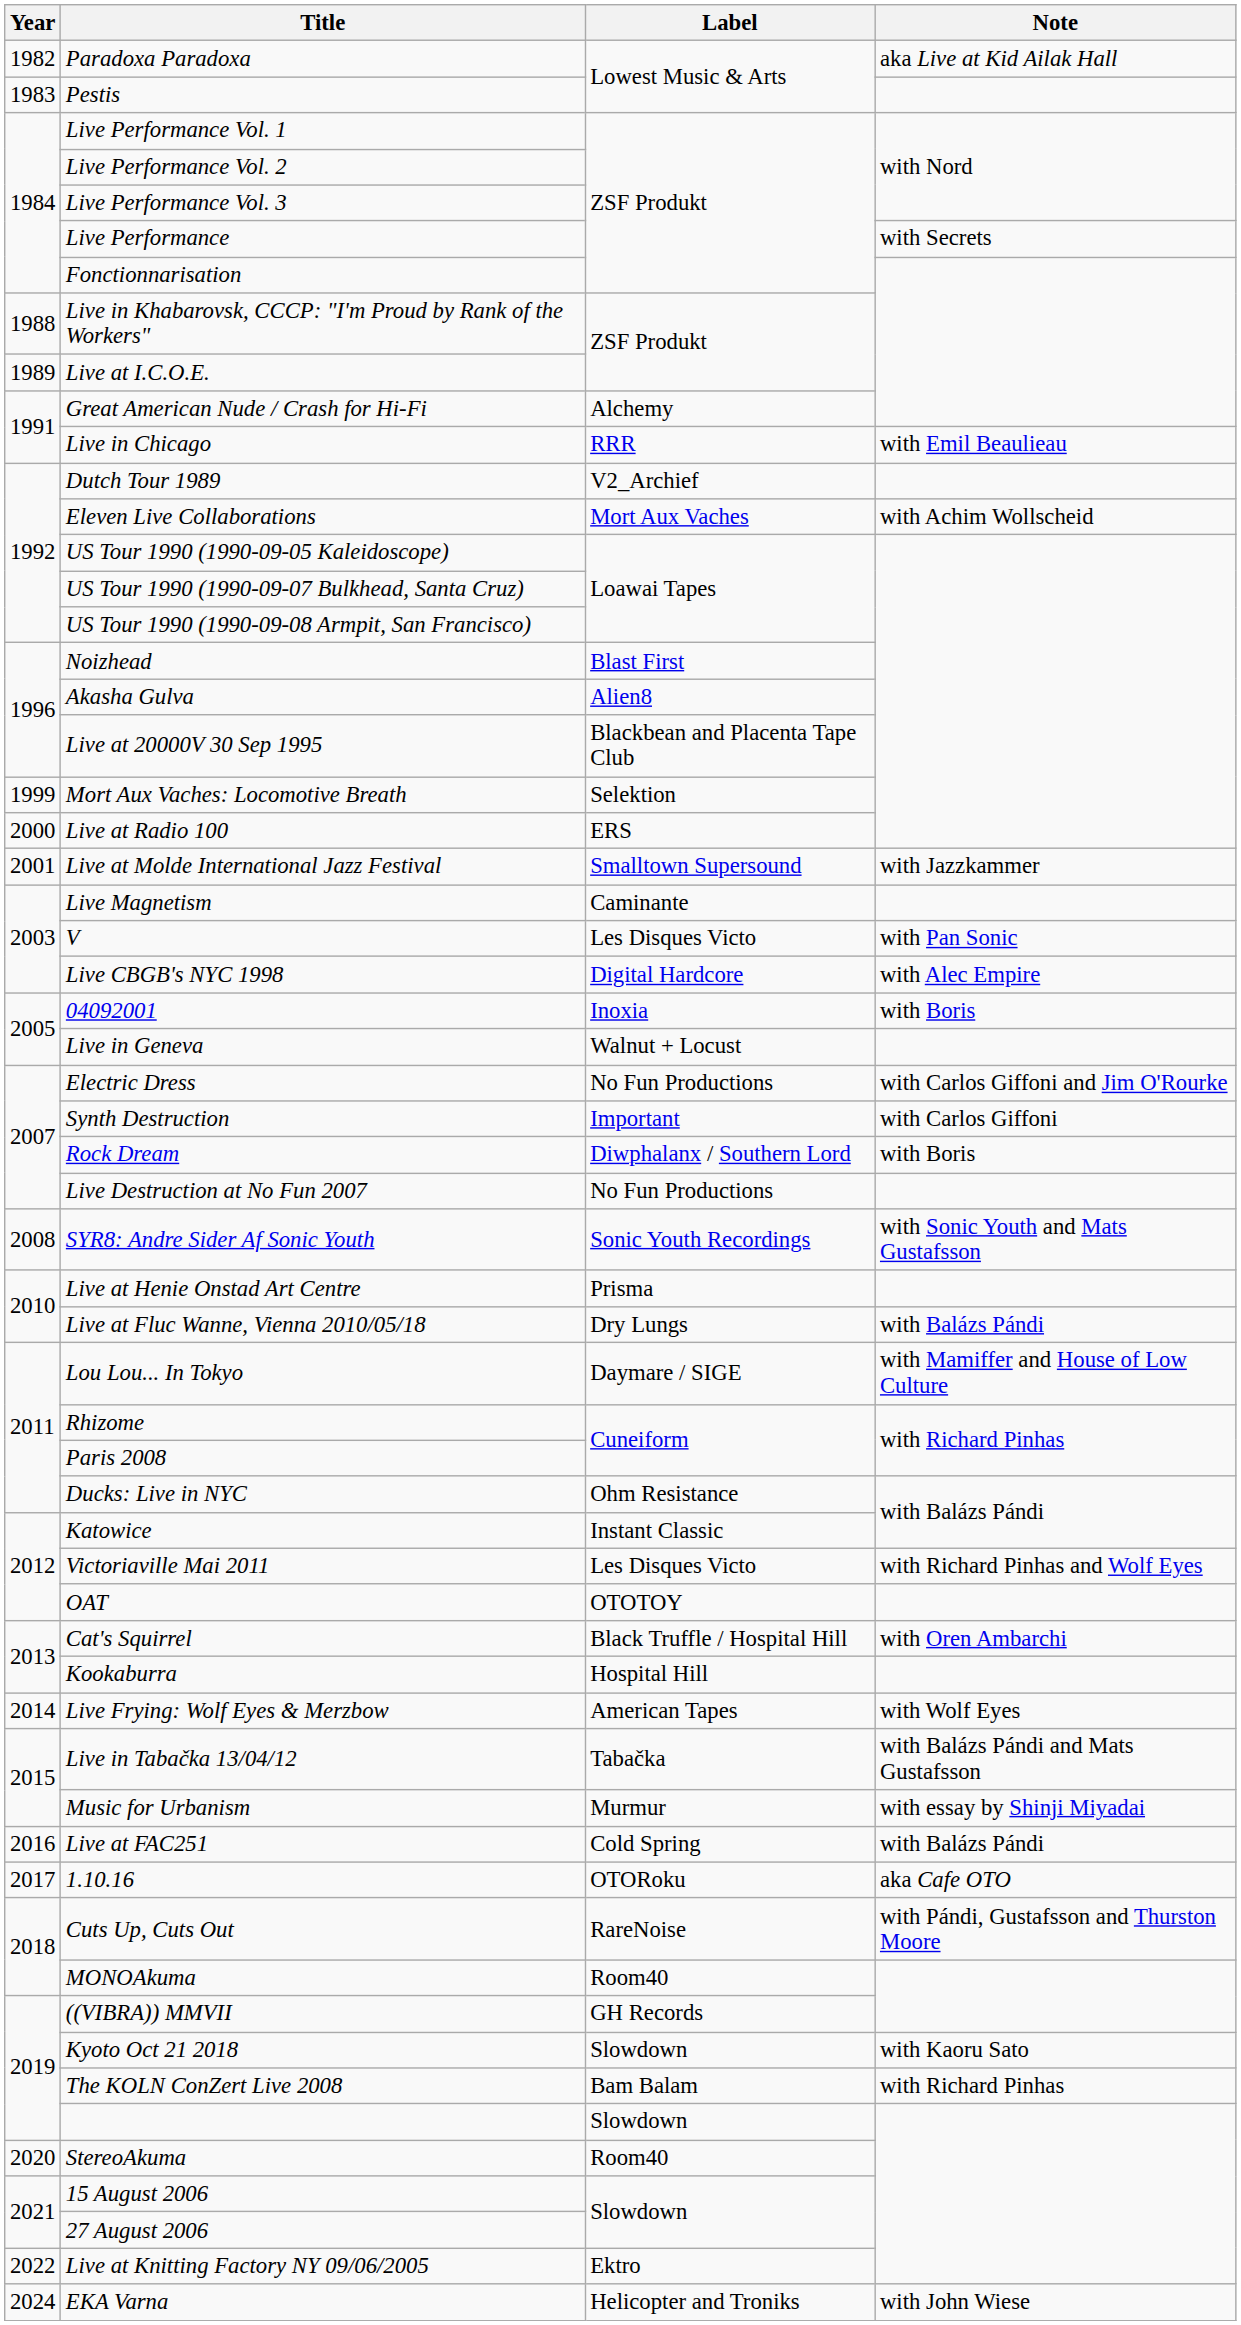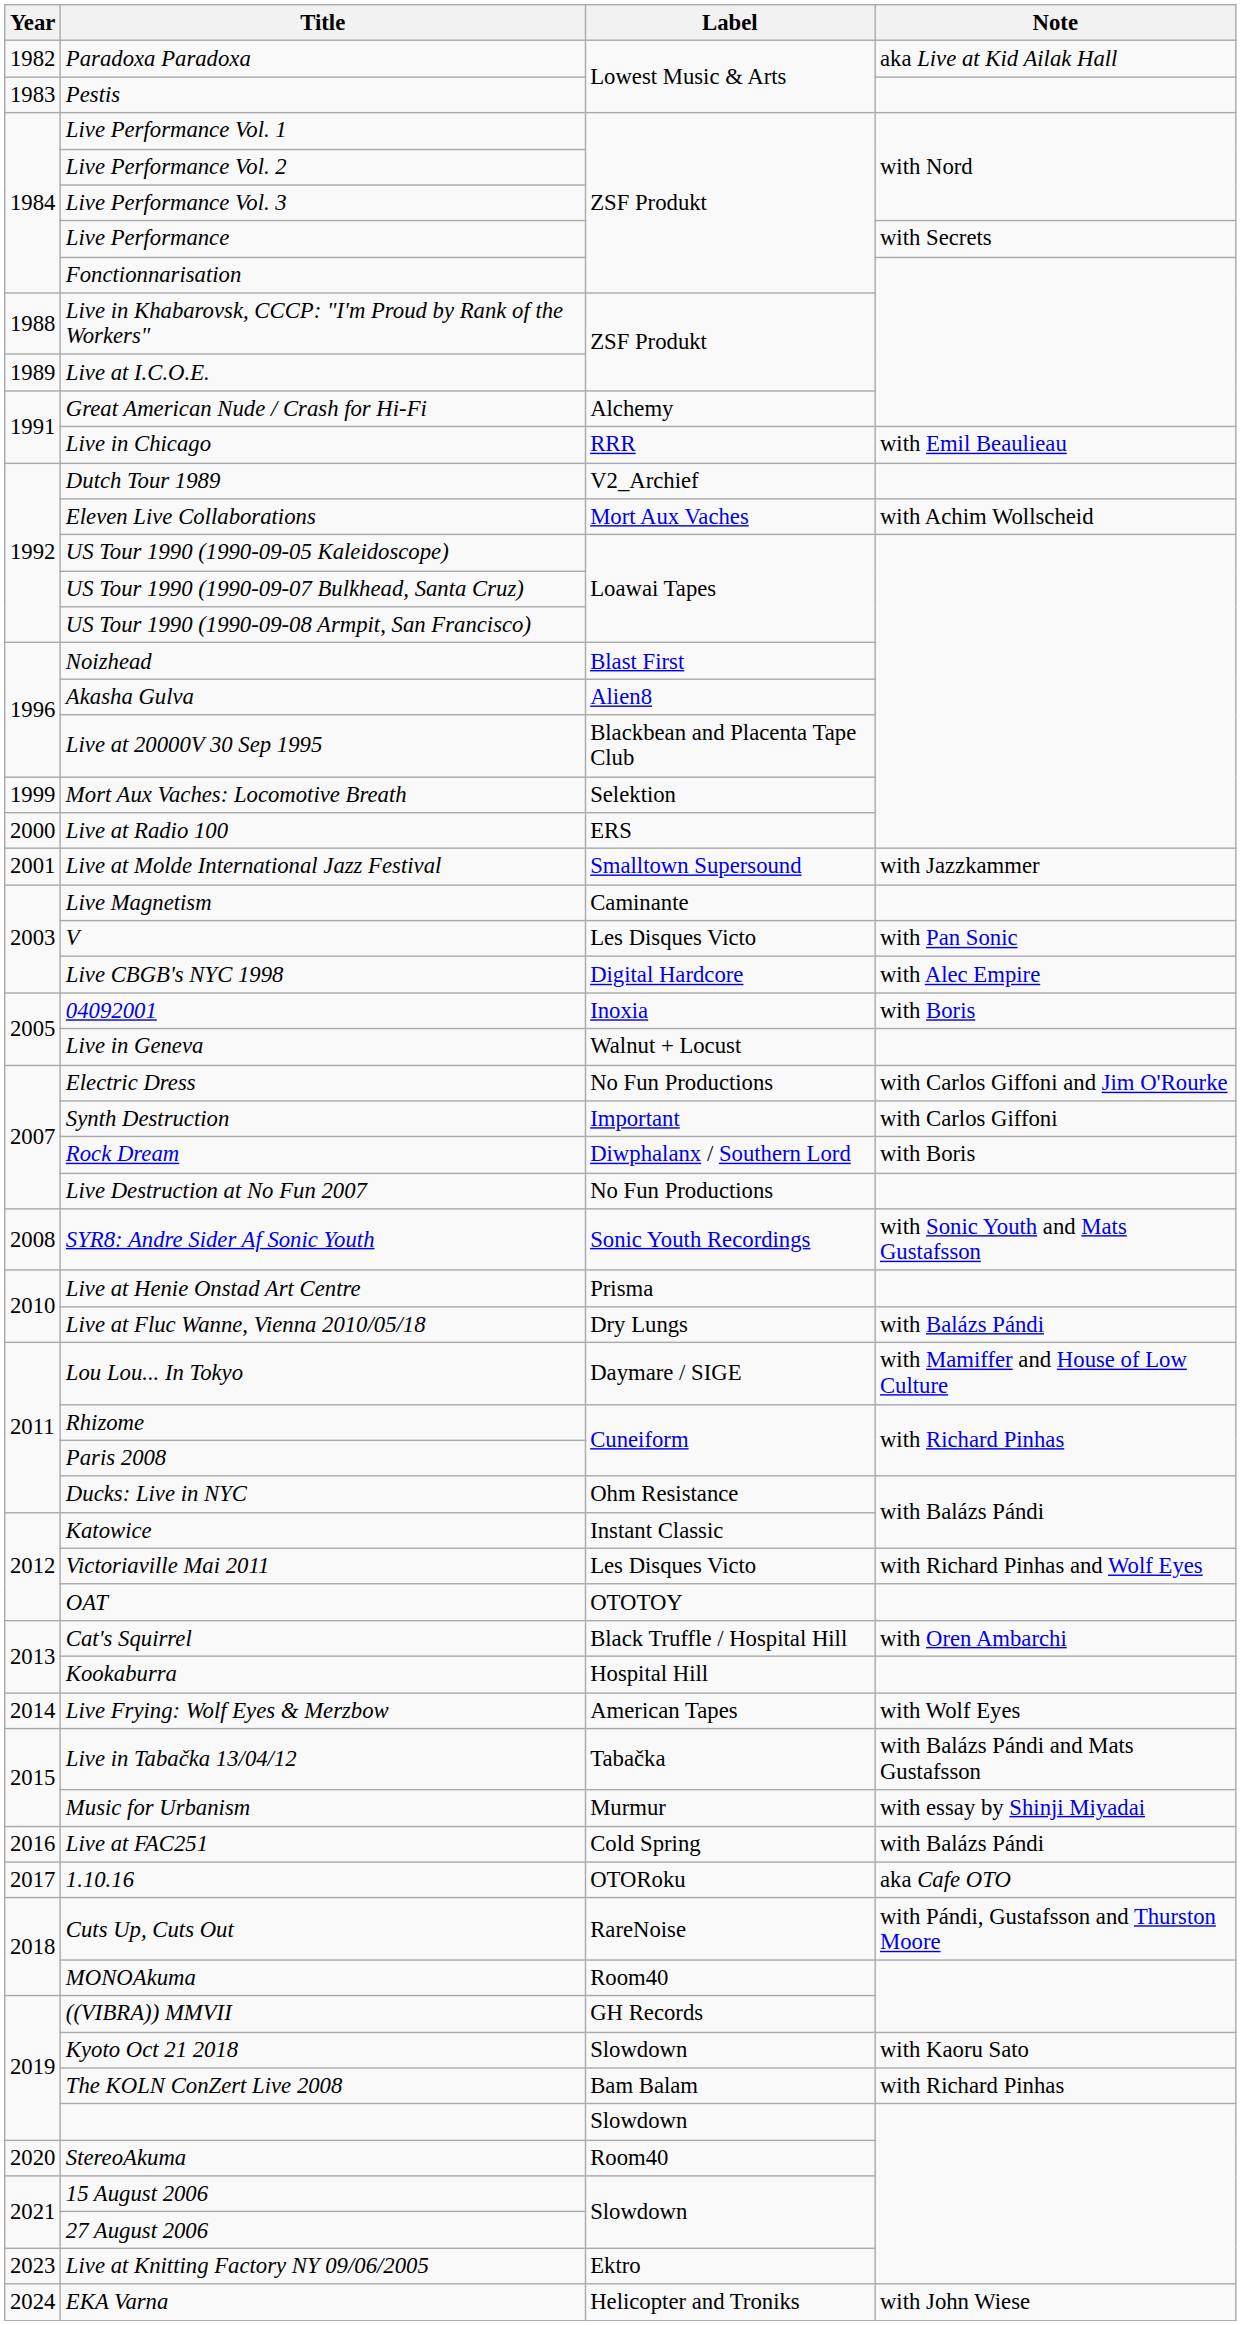(33, 2265) 2022 -> (33, 2265) 2023
